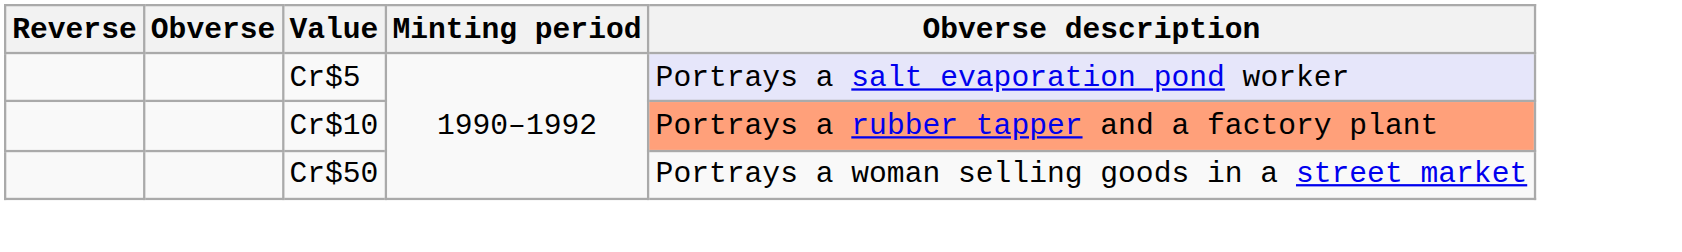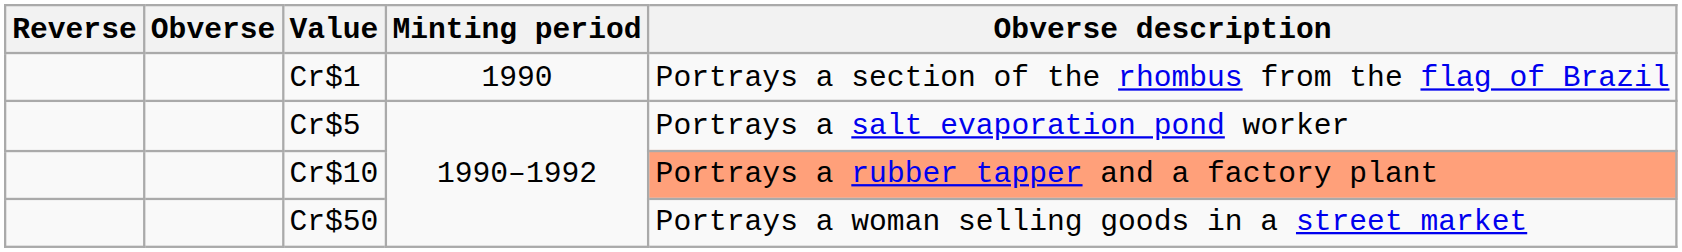+ row: (325, 78)
(1002, 78) lavender background -> (1002, 126) no background
